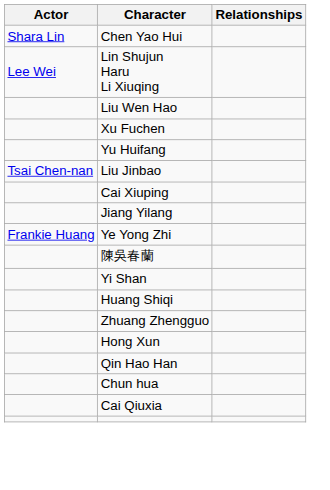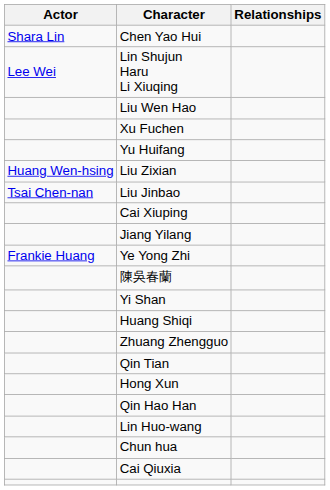+ row: (148, 171)
+ row: (144, 363)
+ row: (161, 426)
